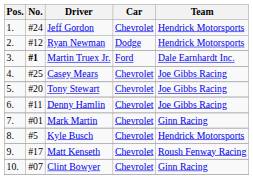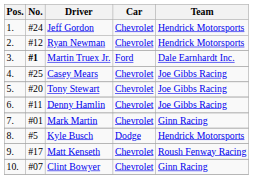(128, 43) Dodge -> (134, 43) Chevrolet
(134, 136) Chevrolet -> (128, 136) Dodge
